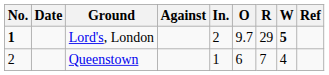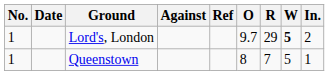columns swapped: (221, 15) <-> (311, 15)
(11, 37) bold -> (11, 37) normal
(11, 59) 2 -> (11, 59) 1
(239, 59) 6 -> (243, 59) 8
(283, 59) 4 -> (287, 59) 5
